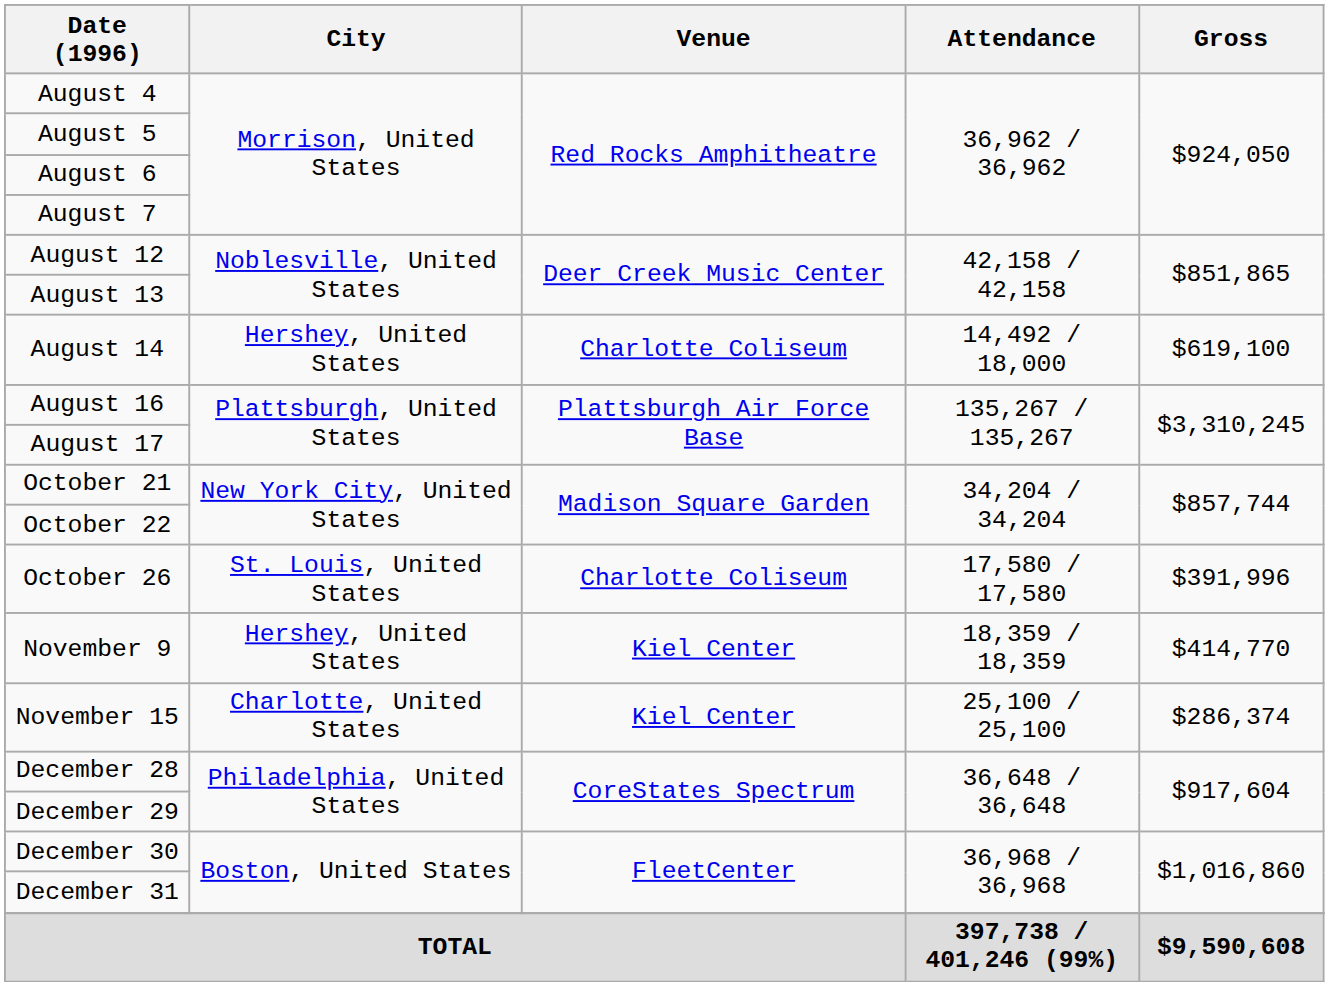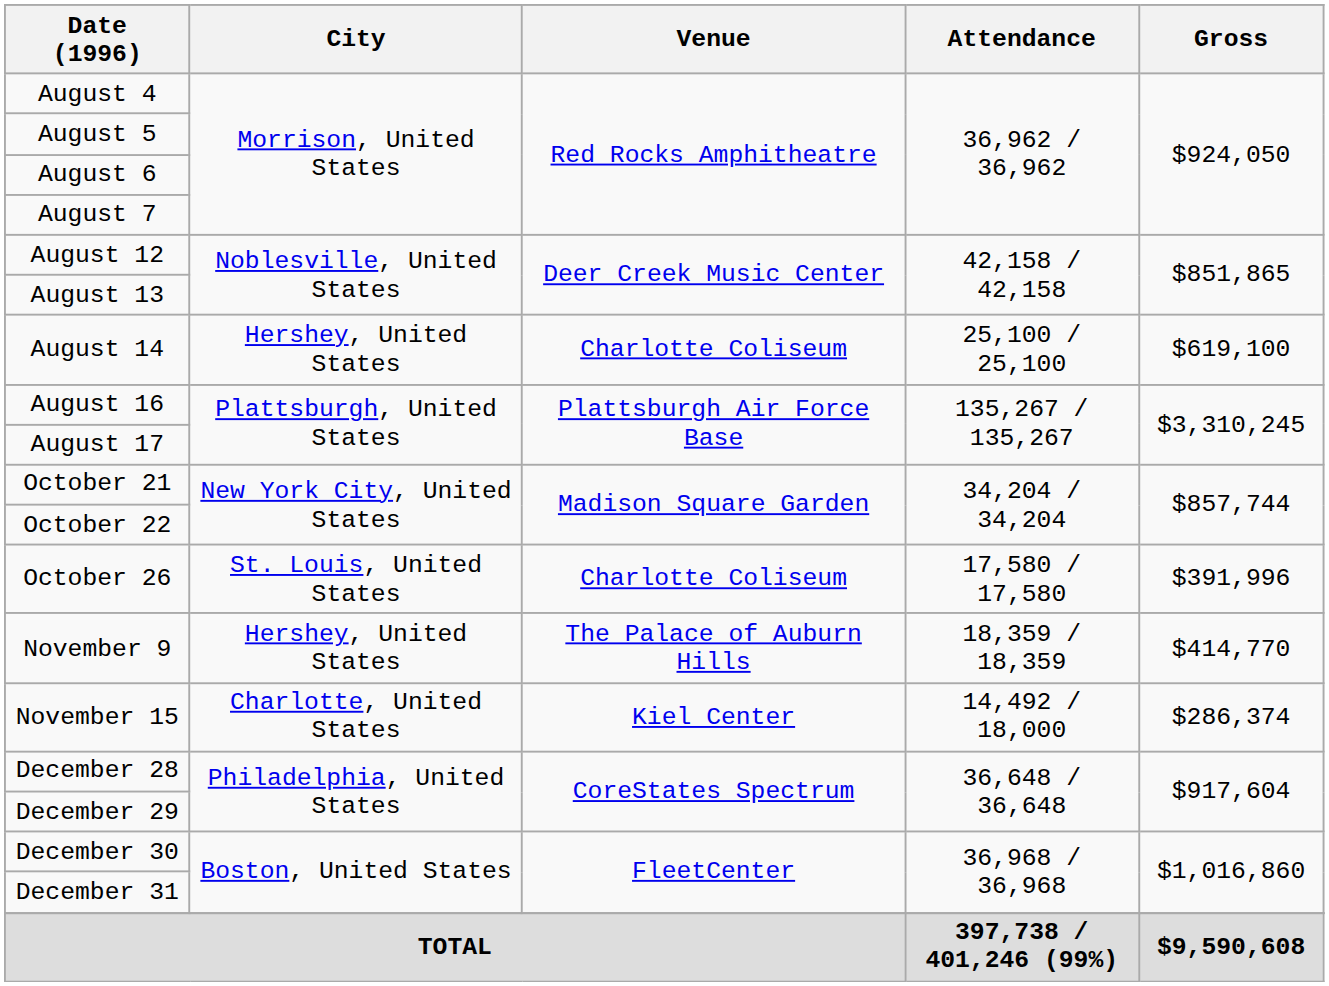(1022, 350) 14,492 / 18,000 -> (1022, 350) 25,100 / 25,100
(714, 648) Kiel Center -> (714, 648) The Palace of Auburn Hills
(1022, 717) 25,100 / 25,100 -> (1022, 717) 14,492 / 18,000
